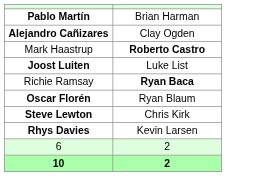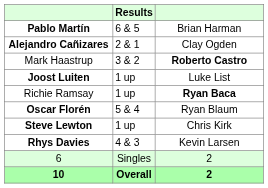+ column: (134, 12)
